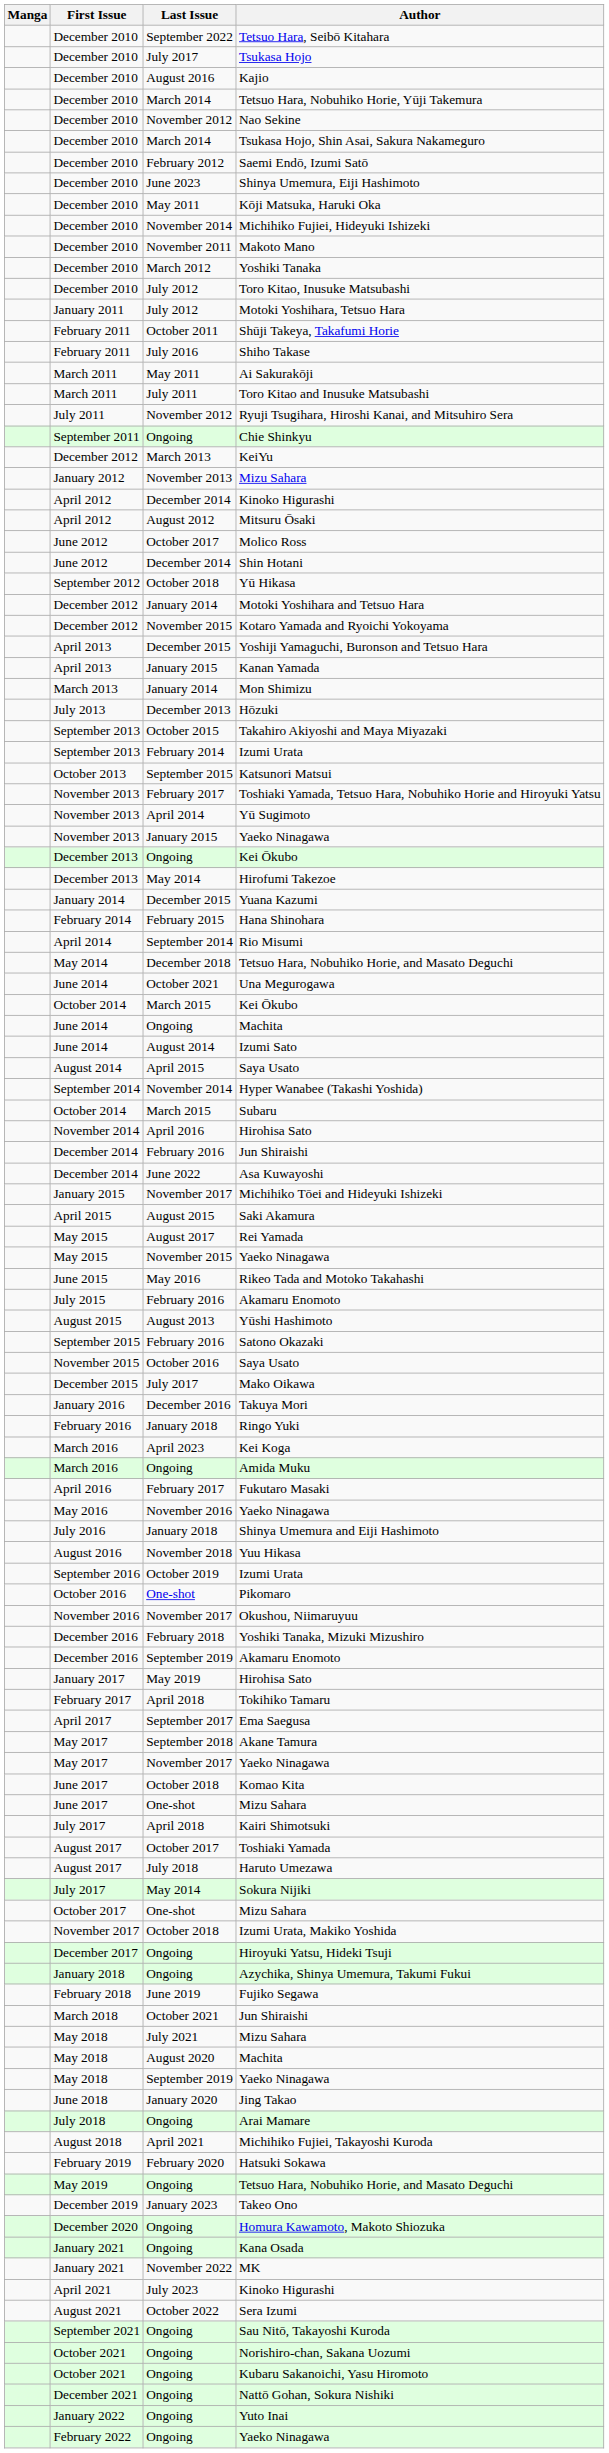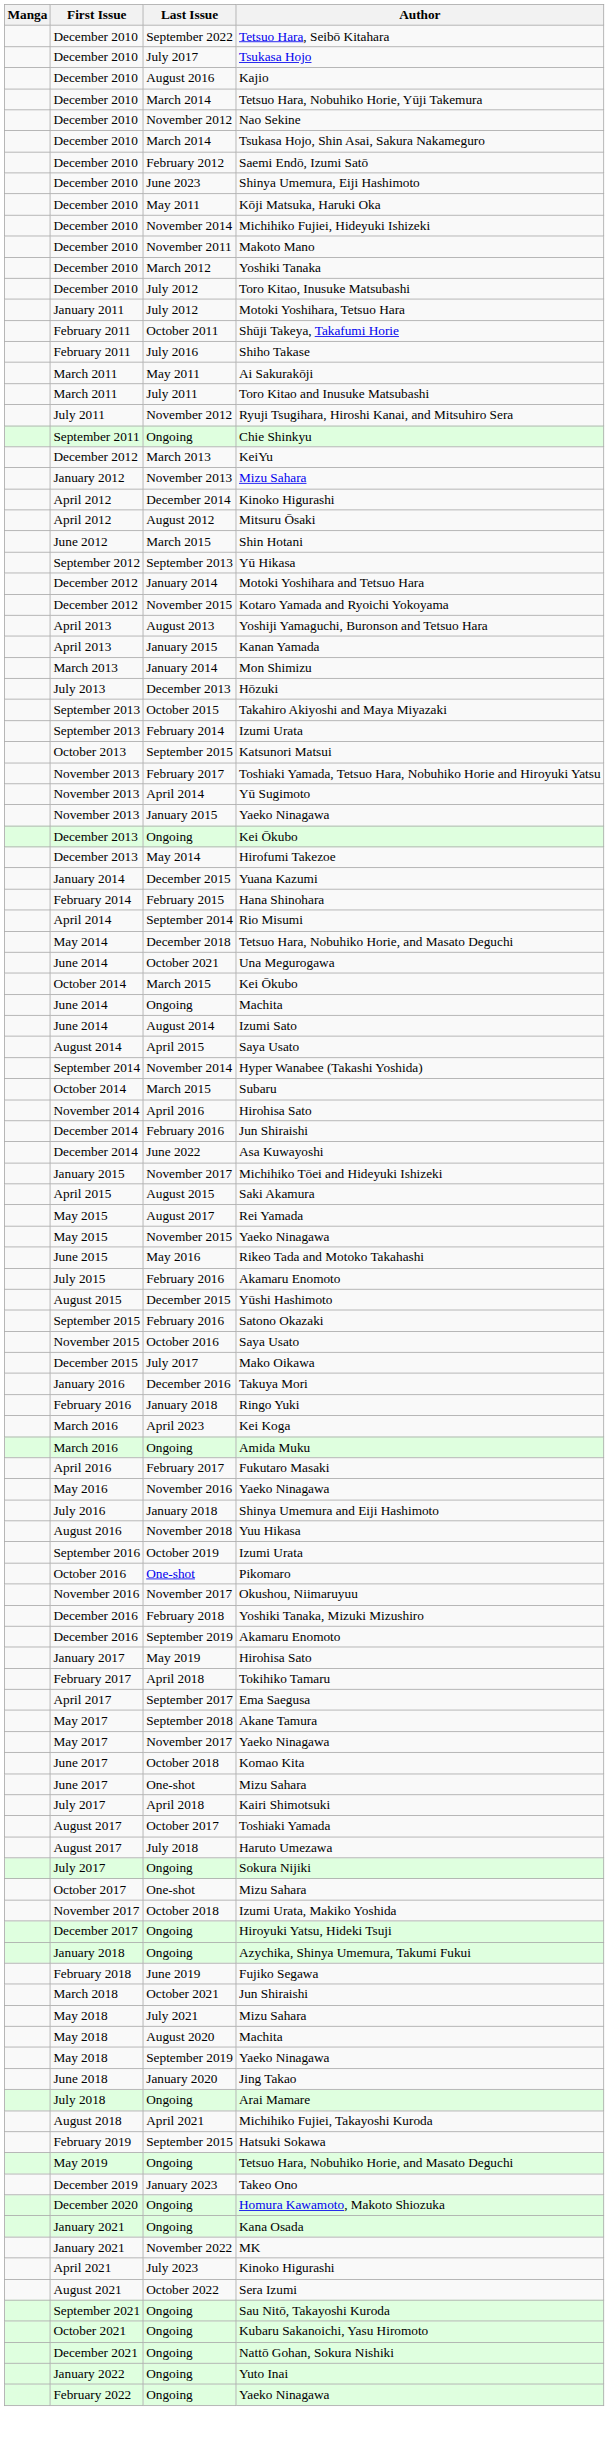- row: (81, 541)
(188, 562) December 2014 -> (179, 541) March 2015
(183, 583) October 2018 -> (190, 562) September 2013
(188, 646) December 2015 -> (180, 625) August 2013
(180, 1320) August 2013 -> (188, 1299) December 2015
(173, 1889) May 2014 -> (169, 1868) Ongoing
(185, 2163) February 2020 -> (190, 2142) September 2015
- row: (90, 2352)
